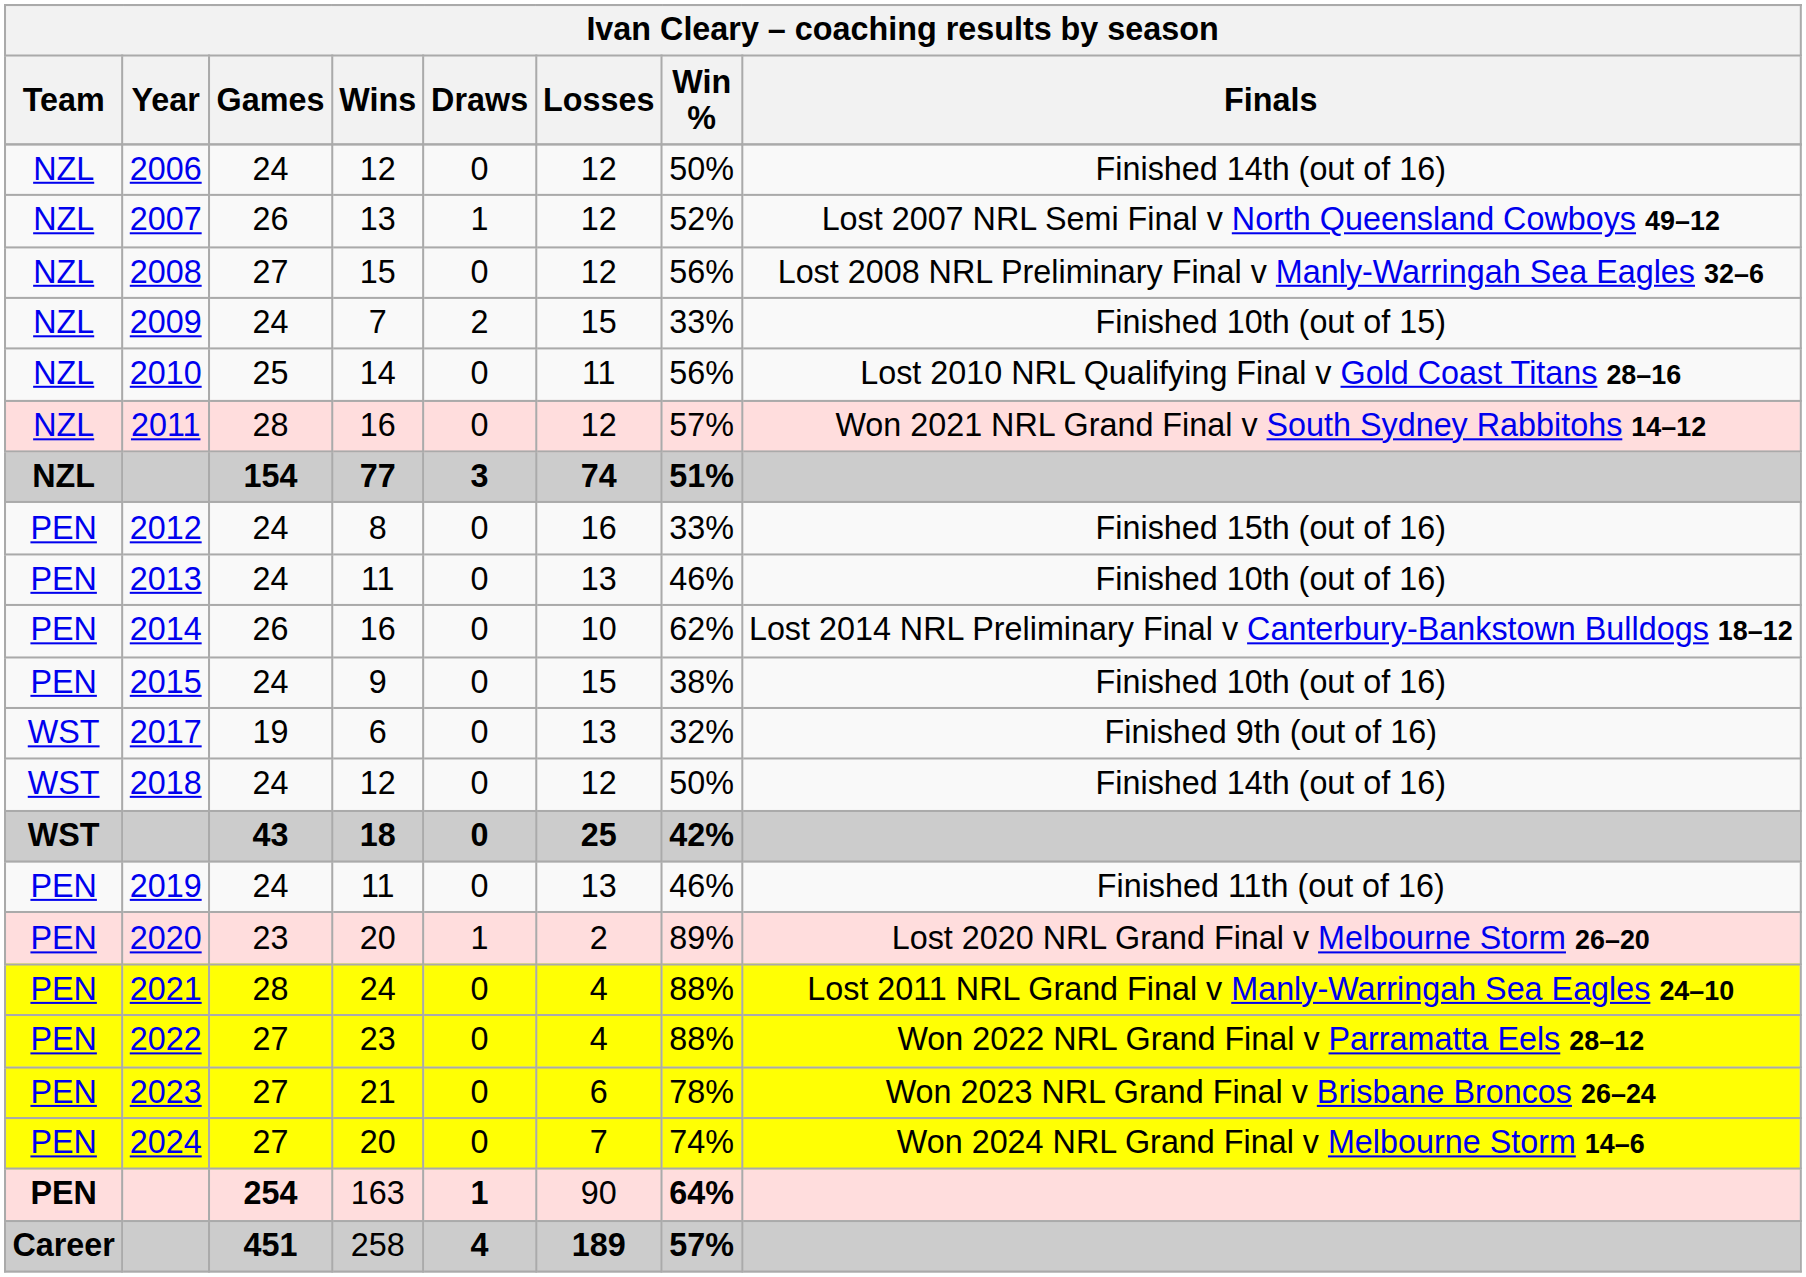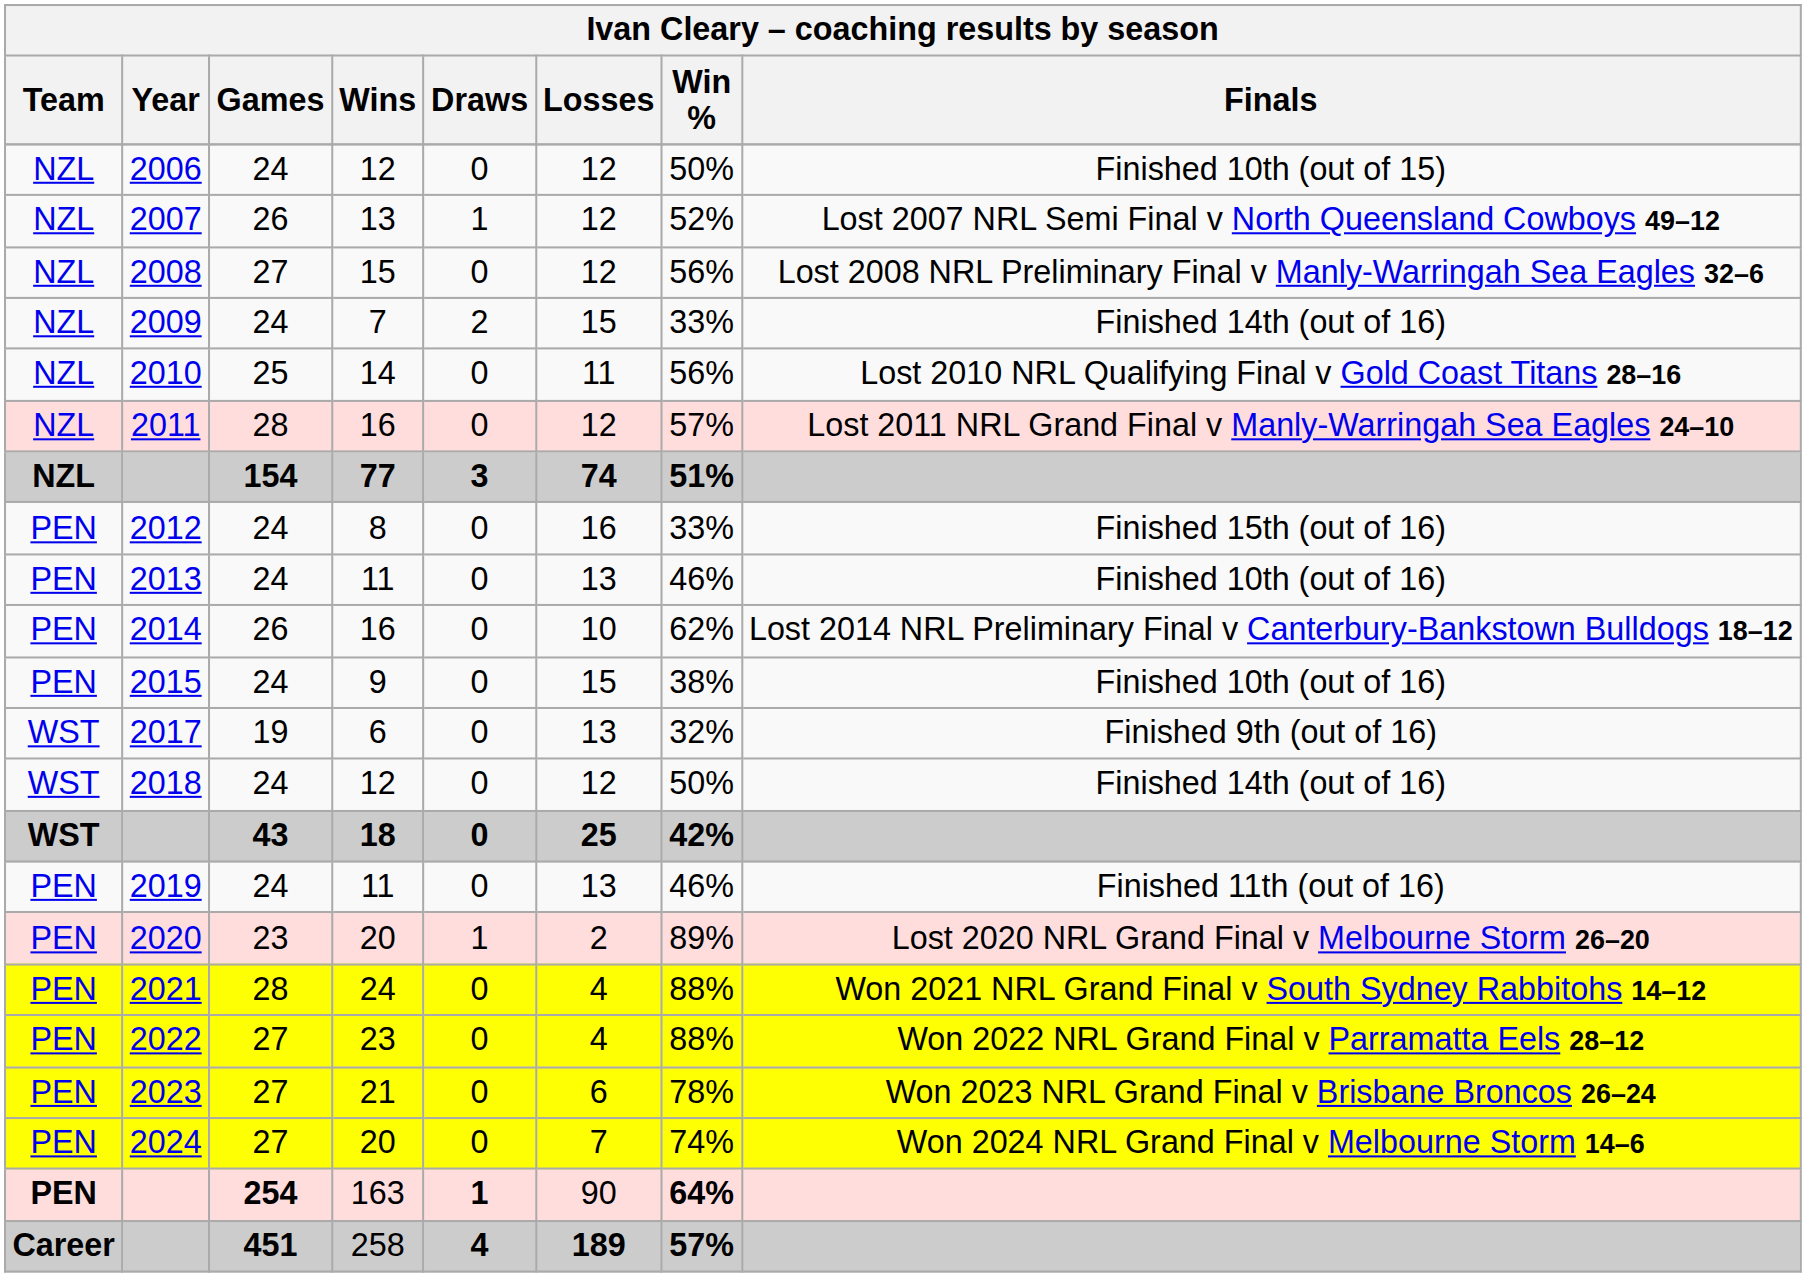(1271, 169) Finished 14th (out of 16) -> (1271, 169) Finished 10th (out of 15)
(1271, 322) Finished 10th (out of 15) -> (1271, 322) Finished 14th (out of 16)
(1271, 425) Won 2021 NRL Grand Final v South Sydney Rabbitohs 14–12 -> (1271, 425) Lost 2011 NRL Grand Final v Manly-Warringah Sea Eagles 24–10
(1271, 989) Lost 2011 NRL Grand Final v Manly-Warringah Sea Eagles 24–10 -> (1271, 989) Won 2021 NRL Grand Final v South Sydney Rabbitohs 14–12
